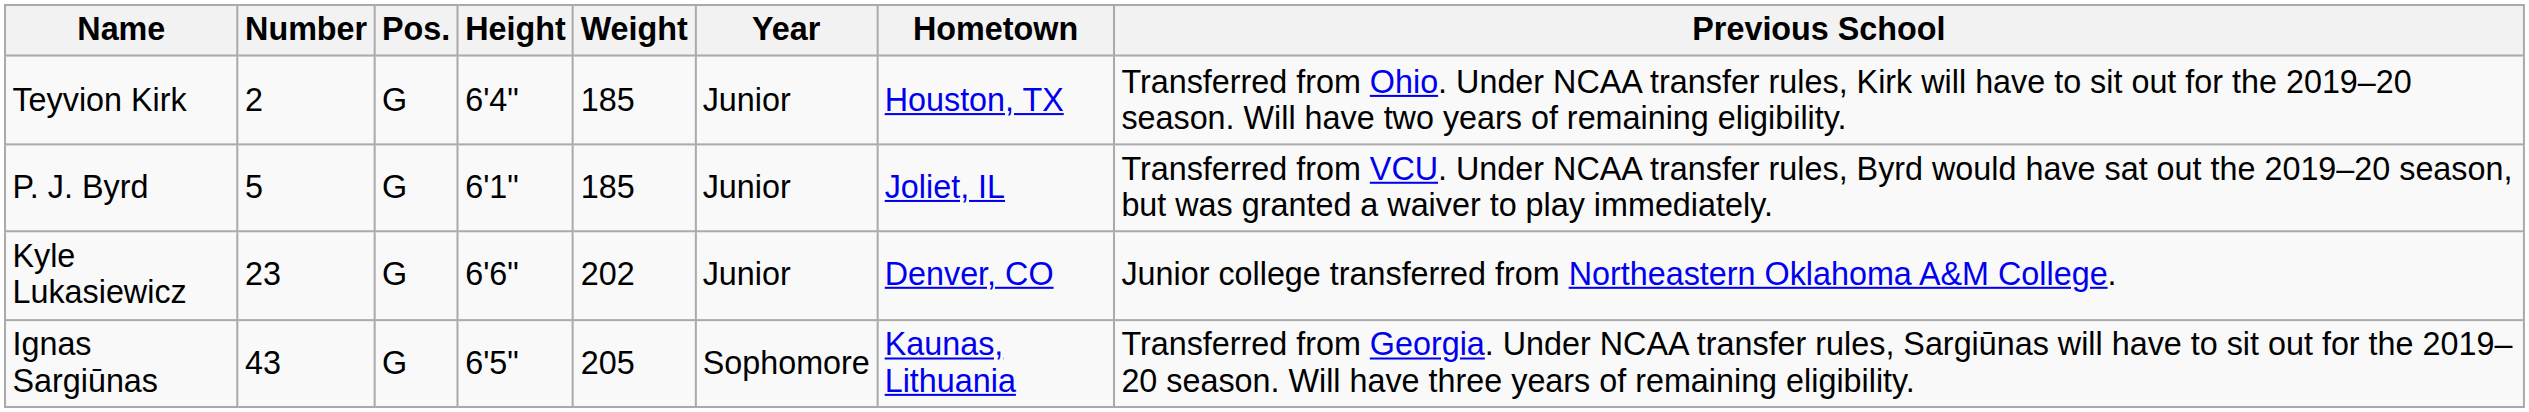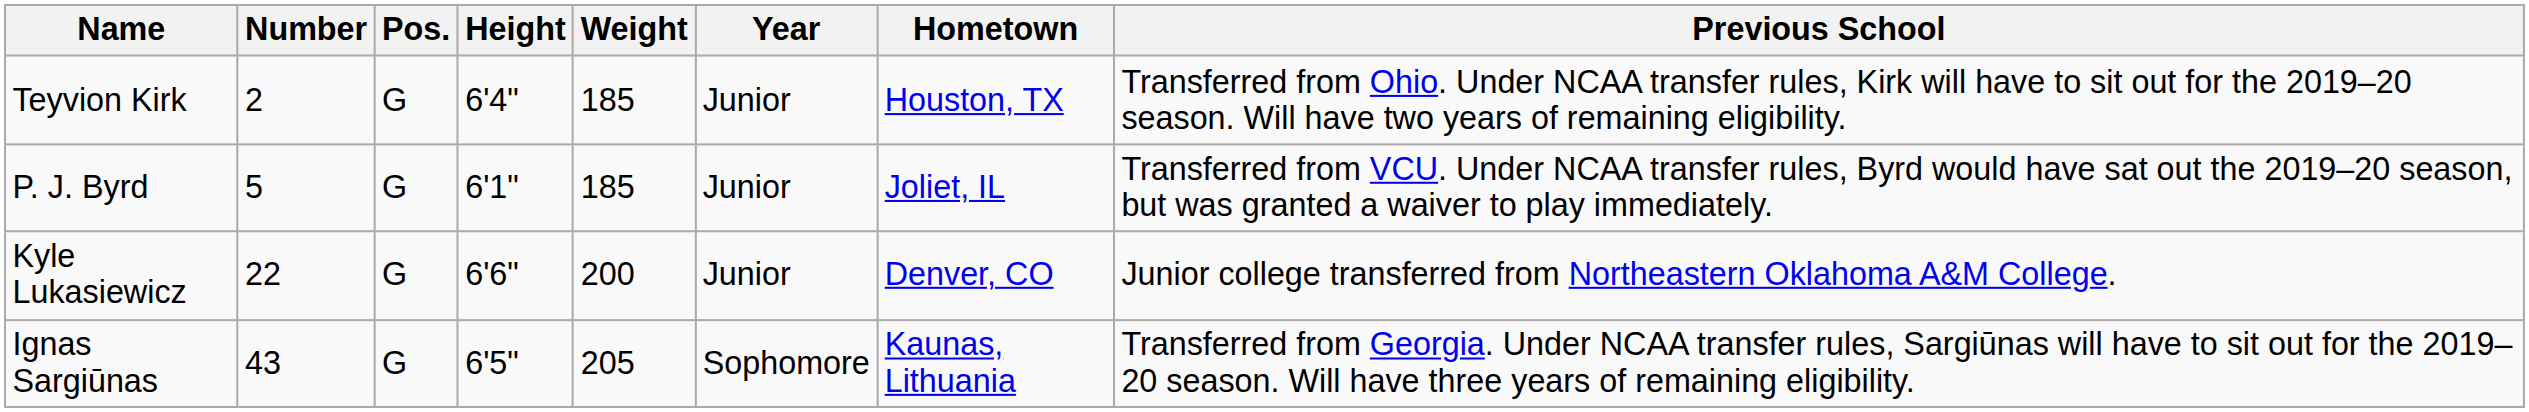(263, 274) 23 -> (263, 274) 22
(608, 274) 202 -> (608, 274) 200
